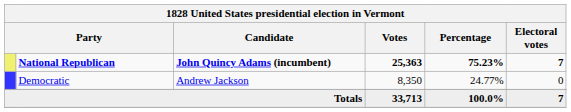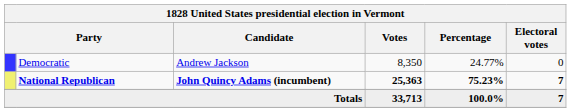rows swapped: (67, 62) <-> (44, 80)
